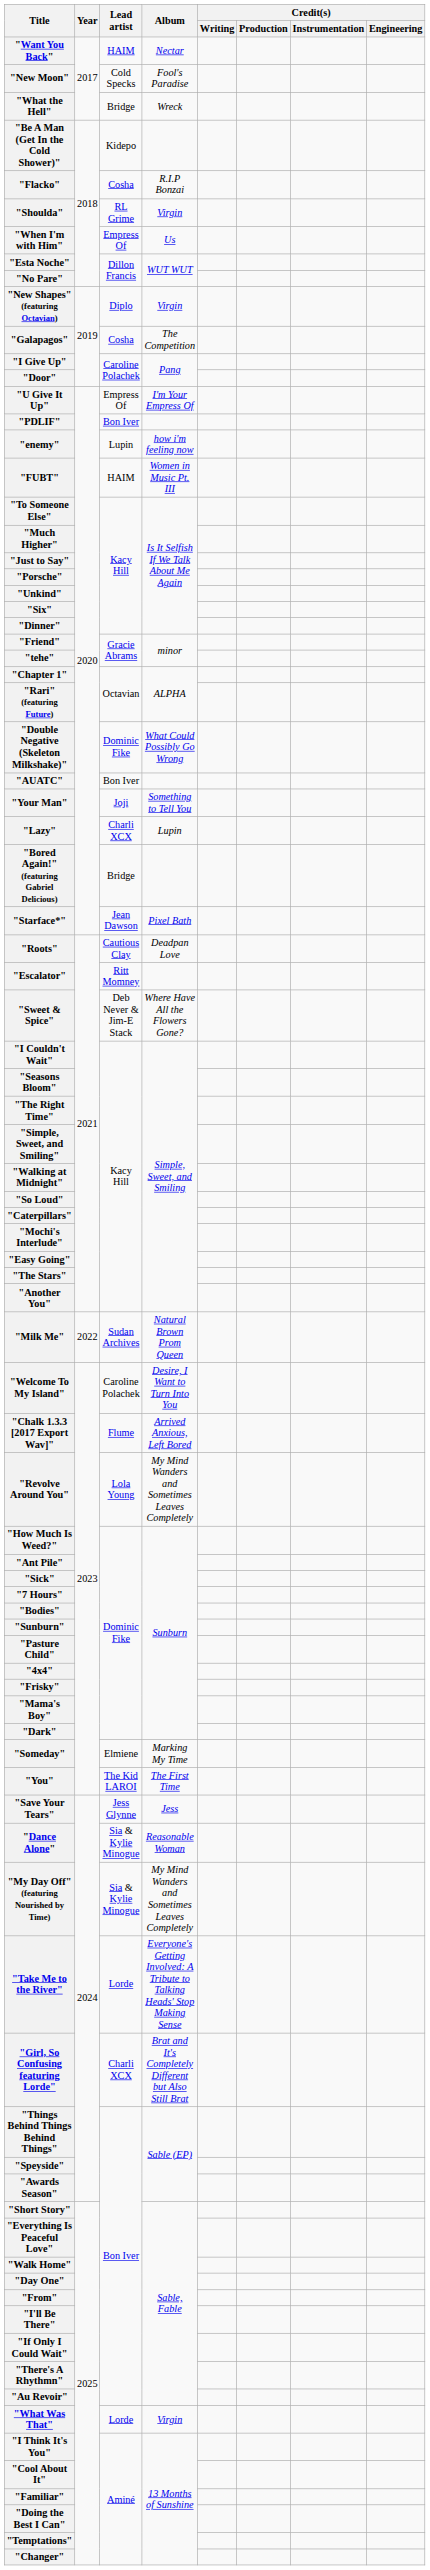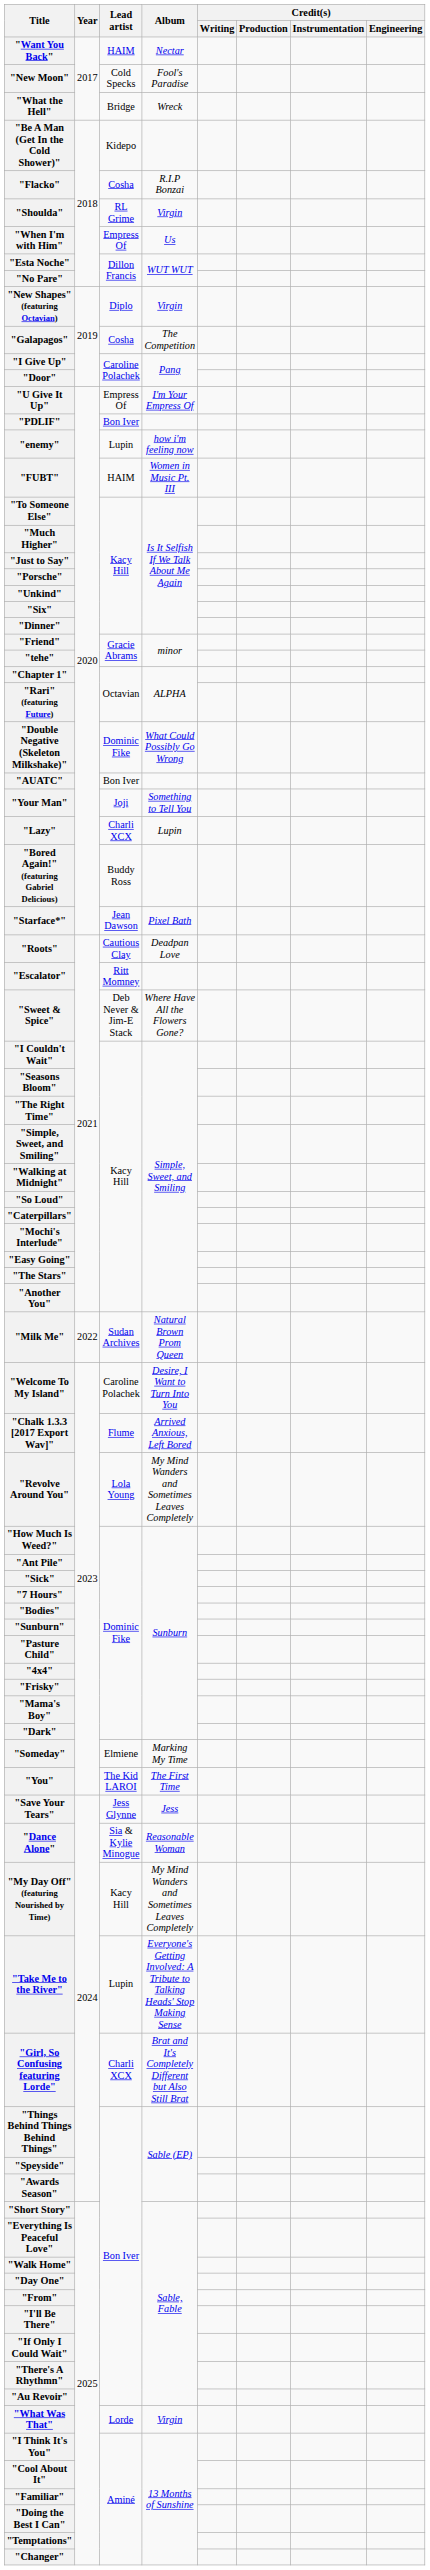(121, 875) Bridge -> (121, 875) Buddy Ross
(121, 1899) Sia & Kylie Minogue -> (121, 1899) Kacy Hill
(121, 1984) Lorde -> (121, 1984) Lupin
